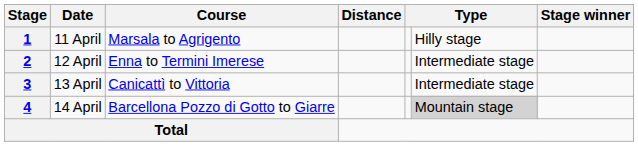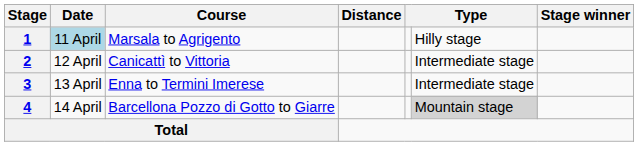(78, 38) no background -> (78, 38) lightblue background
(186, 61) Enna to Termini Imerese -> (169, 61) Canicattì to Vittoria
(169, 84) Canicattì to Vittoria -> (186, 84) Enna to Termini Imerese
